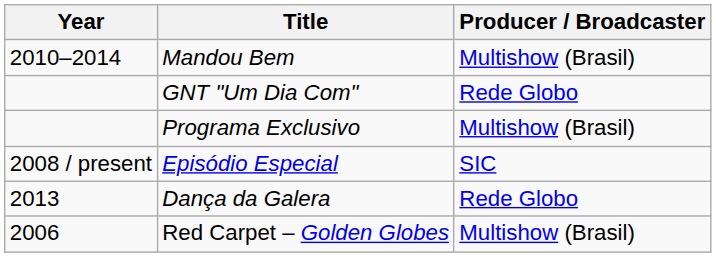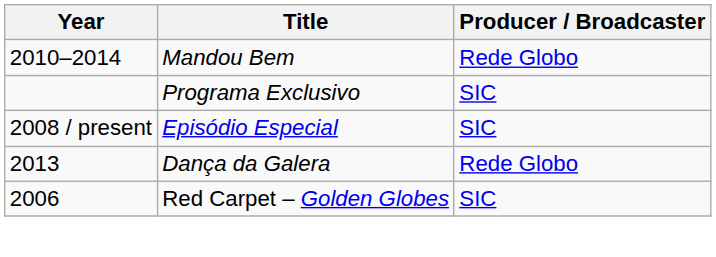(547, 57) Multishow (Brasil) -> (519, 57) Rede Globo
- row: (260, 92)
(547, 127) Multishow (Brasil) -> (478, 92) SIC
(547, 233) Multishow (Brasil) -> (478, 198) SIC
